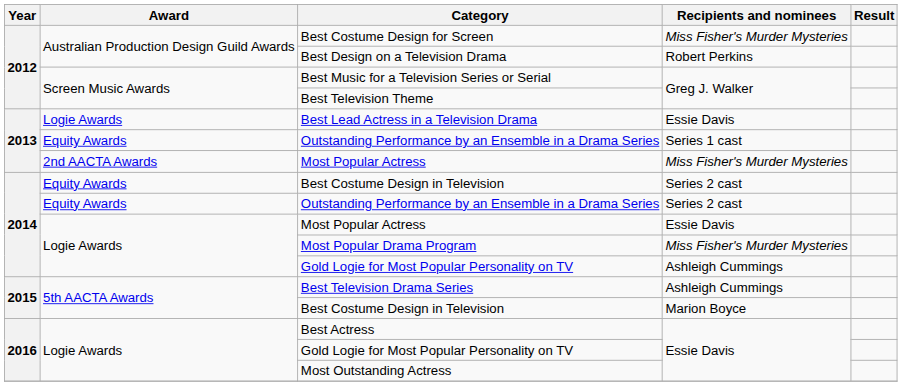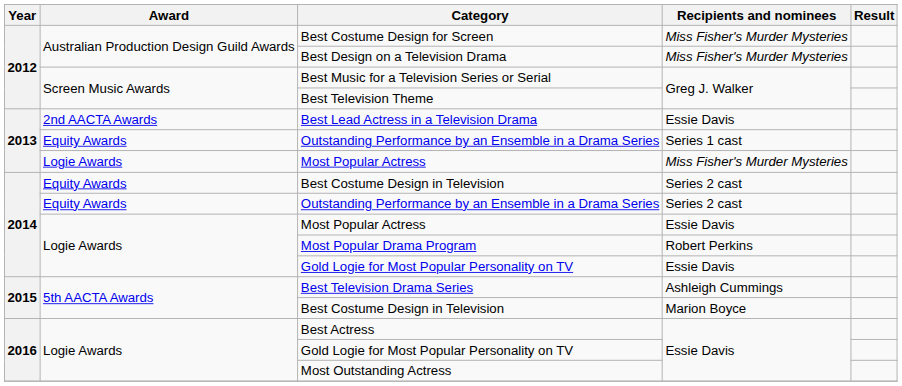(709, 57) Robert Perkins -> (757, 57) Miss Fisher's Murder Mysteries
(83, 120) Logie Awards -> (100, 120) 2nd AACTA Awards
(100, 162) 2nd AACTA Awards -> (83, 162) Logie Awards
(757, 245) Miss Fisher's Murder Mysteries -> (709, 245) Robert Perkins
(724, 266) Ashleigh Cummings -> (700, 266) Essie Davis
